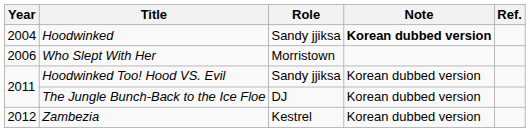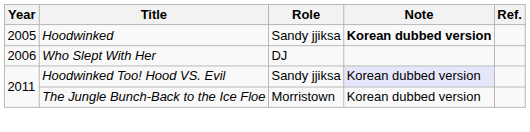(22, 35) 2004 -> (22, 35) 2005
(303, 55) Morristown -> (279, 55) DJ
(414, 76) no background -> (414, 76) lavender background
(279, 96) DJ -> (303, 96) Morristown
- row: (71, 117)
